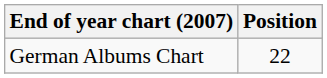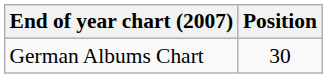(280, 55) 22 -> (280, 55) 30
